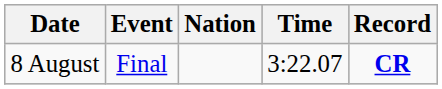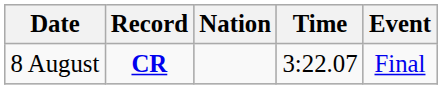columns swapped: (142, 24) <-> (392, 24)
